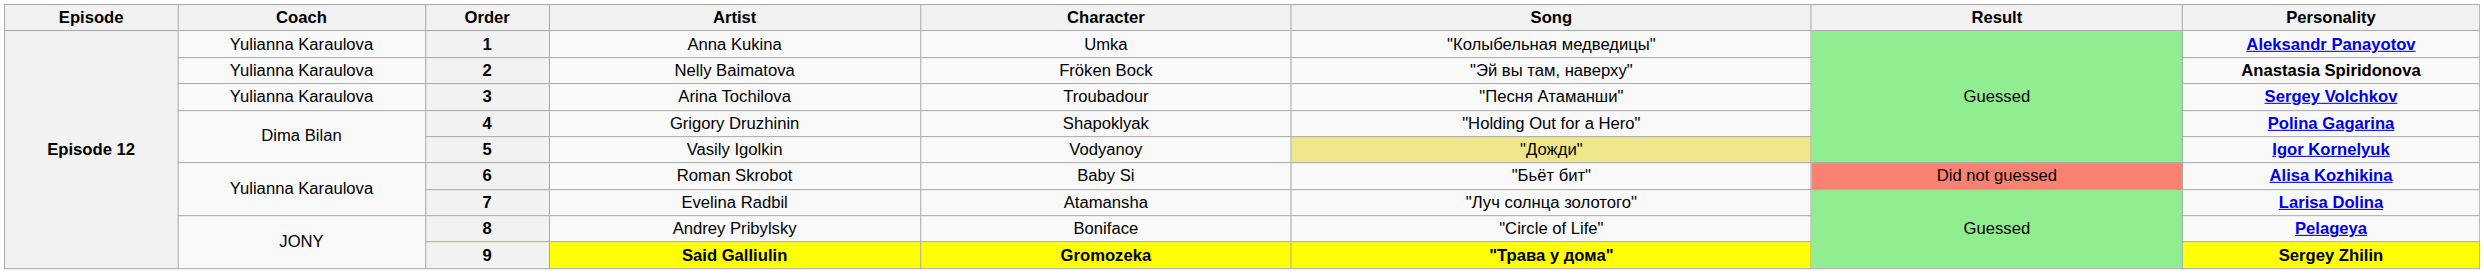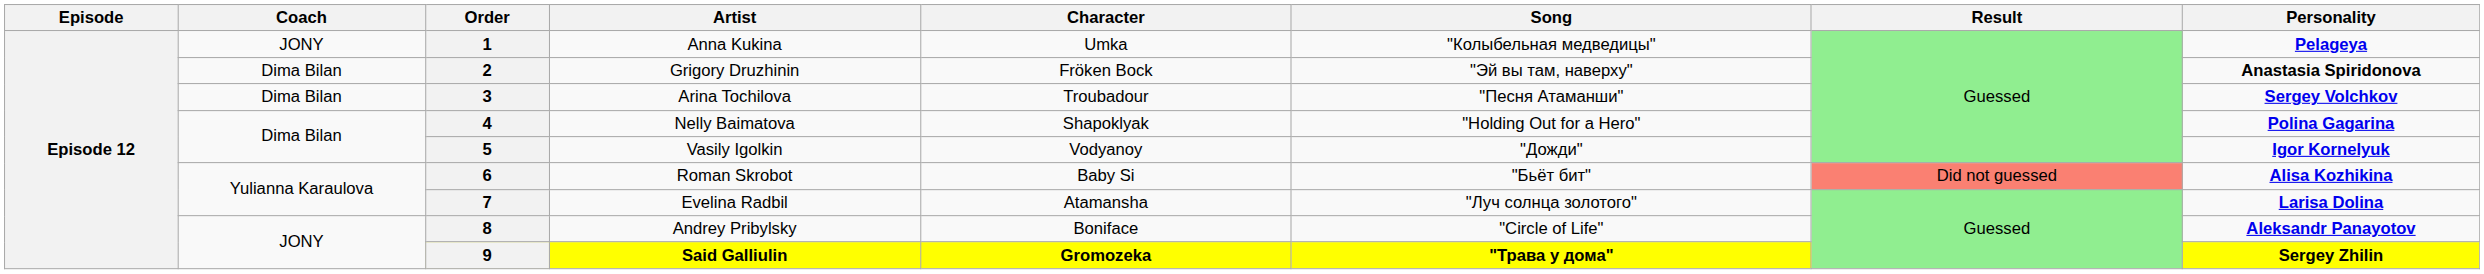(301, 44) Yulianna Karaulova -> (301, 44) JONY
(2331, 44) Aleksandr Panayotov -> (2331, 44) Pelageya
(301, 70) Yulianna Karaulova -> (301, 70) Dima Bilan
(735, 70) Nelly Baimatova -> (735, 70) Grigory Druzhinin
(301, 96) Yulianna Karaulova -> (301, 96) Dima Bilan
(735, 123) Grigory Druzhinin -> (735, 123) Nelly Baimatova
(1551, 149) khaki background -> (1551, 149) no background
(2331, 228) Pelageya -> (2331, 228) Aleksandr Panayotov
